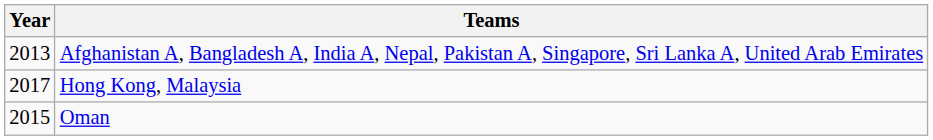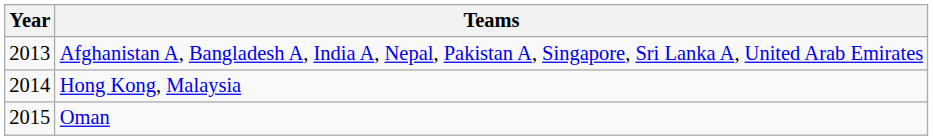(30, 85) 2017 -> (30, 85) 2014
